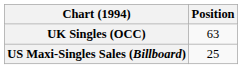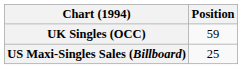(213, 34) 63 -> (213, 34) 59
